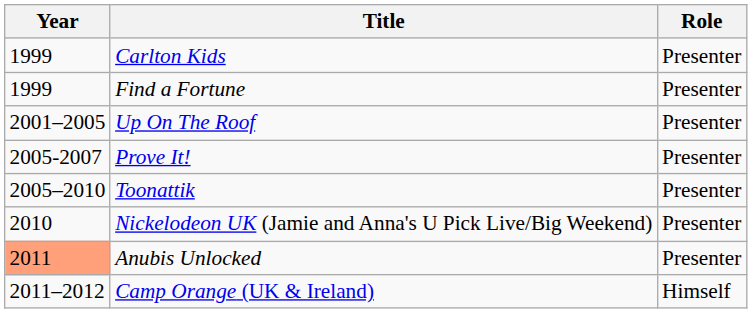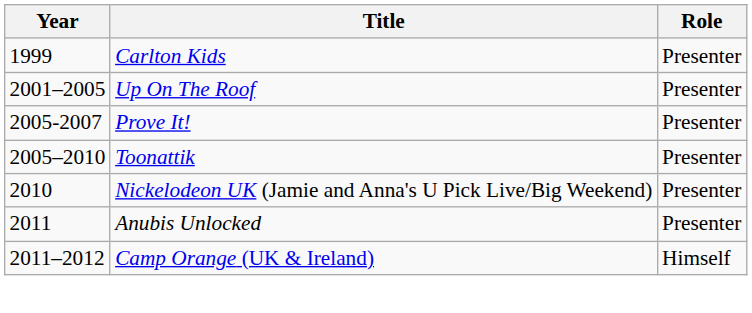- row: (180, 88)
(30, 257) lightsalmon background -> (30, 223) no background
